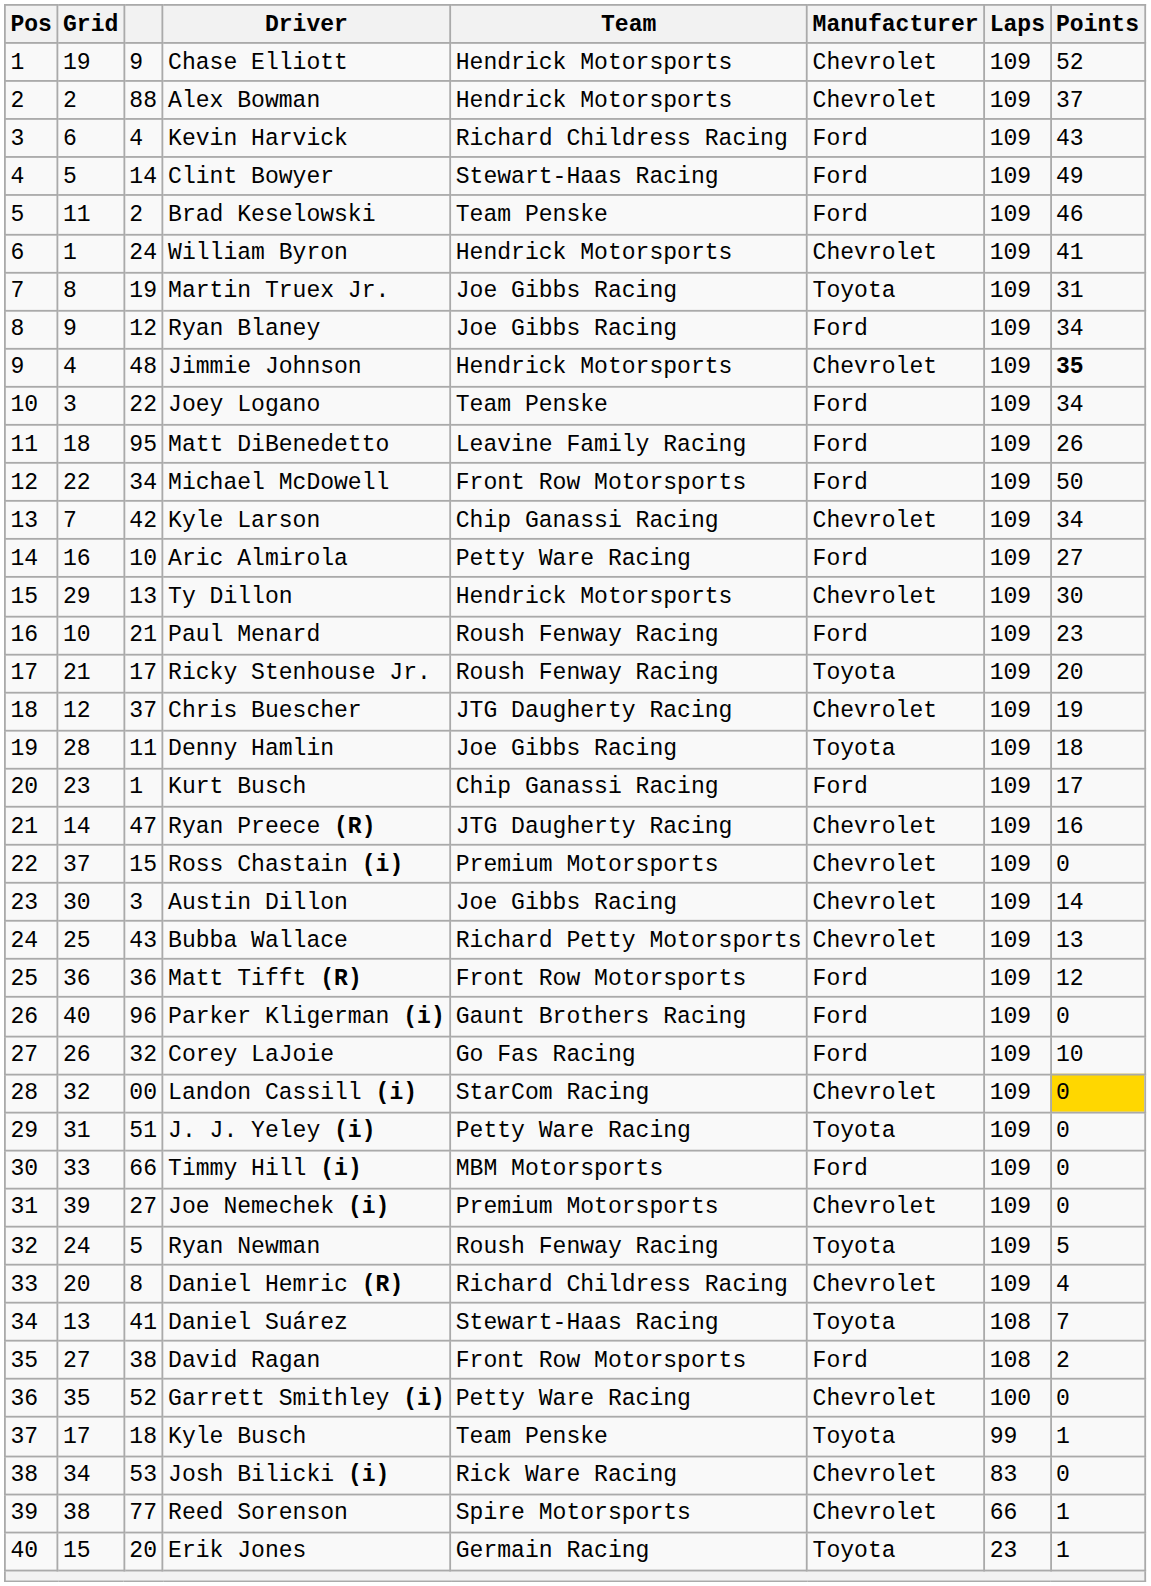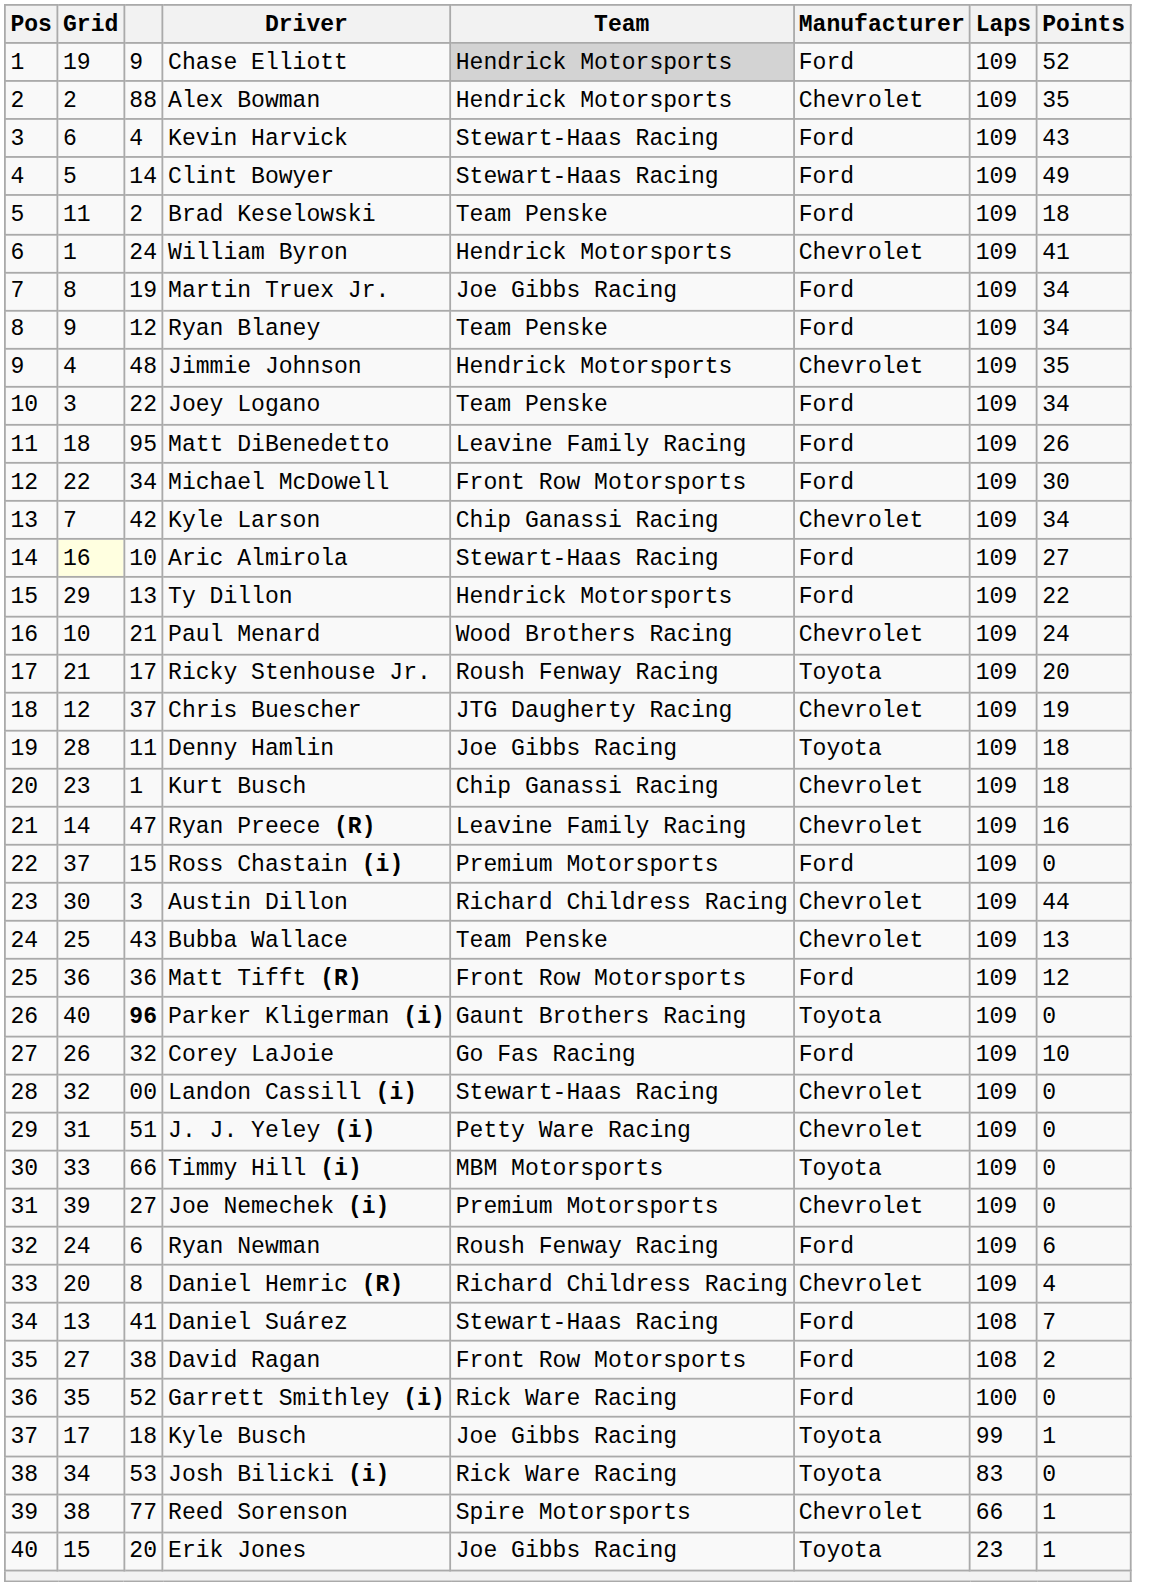(594, 62) no background -> (594, 62) lightgrey background
(875, 62) Chevrolet -> (826, 62) Ford
(1070, 100) 37 -> (1056, 100) 35
(622, 138) Richard Childress Racing -> (587, 138) Stewart-Haas Racing
(1070, 215) 46 -> (1056, 215) 18
(854, 291) Toyota -> (826, 291) Ford
(1070, 291) 31 -> (1056, 291) 34
(566, 329) Joe Gibbs Racing -> (532, 329) Team Penske
(1070, 367) bold -> (1056, 367) normal
(1070, 482) 50 -> (1056, 482) 30
(77, 558) no background -> (77, 558) lightyellow background
(573, 558) Petty Ware Racing -> (587, 558) Stewart-Haas Racing
(875, 596) Chevrolet -> (826, 596) Ford
(1070, 596) 30 -> (1056, 596) 22
(587, 635) Roush Fenway Racing -> (594, 635) Wood Brothers Racing
(840, 635) Ford -> (861, 635) Chevrolet
(1070, 635) 23 -> (1056, 635) 24
(840, 787) Ford -> (861, 787) Chevrolet
(1070, 787) 17 -> (1056, 787) 18
(594, 826) JTG Daugherty Racing -> (601, 826) Leavine Family Racing
(875, 864) Chevrolet -> (826, 864) Ford
(566, 902) Joe Gibbs Racing -> (622, 902) Richard Childress Racing
(1070, 902) 14 -> (1056, 902) 44
(629, 940) Richard Petty Motorsports -> (532, 940) Team Penske
(143, 1016) normal -> (143, 1016) bold
(840, 1016) Ford -> (840, 1016) Toyota
(553, 1093) StarCom Racing -> (587, 1093) Stewart-Haas Racing
(1063, 1093) gold background -> (1049, 1093) no background
(854, 1131) Toyota -> (861, 1131) Chevrolet
(840, 1169) Ford -> (840, 1169) Toyota
(136, 1245) 5 -> (136, 1245) 6
(854, 1245) Toyota -> (826, 1245) Ford
(1063, 1245) 5 -> (1049, 1245) 6
(854, 1322) Toyota -> (826, 1322) Ford
(573, 1398) Petty Ware Racing -> (566, 1398) Rick Ware Racing
(875, 1398) Chevrolet -> (826, 1398) Ford
(532, 1436) Team Penske -> (566, 1436) Joe Gibbs Racing
(875, 1475) Chevrolet -> (840, 1475) Toyota
(553, 1551) Germain Racing -> (566, 1551) Joe Gibbs Racing
